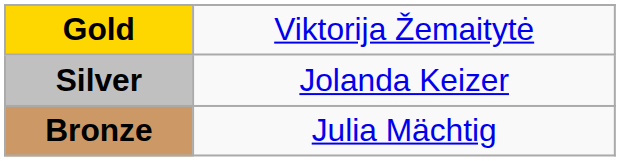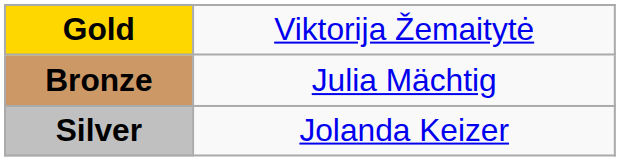rows swapped: (99, 79) <-> (99, 130)
